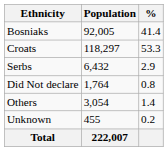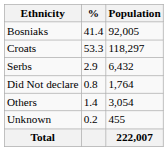columns swapped: (110, 13) <-> (151, 13)
